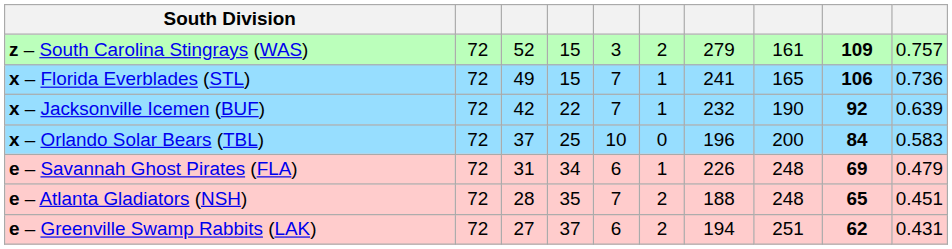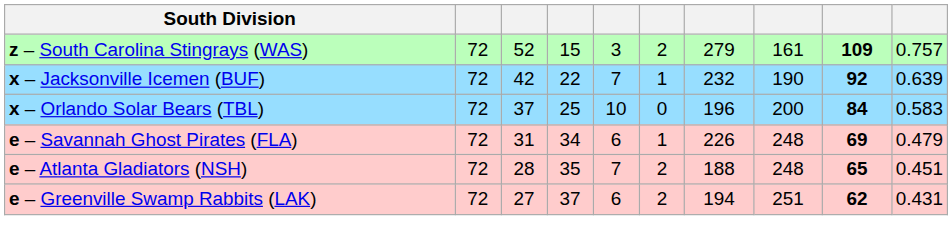- row: (130, 79)
